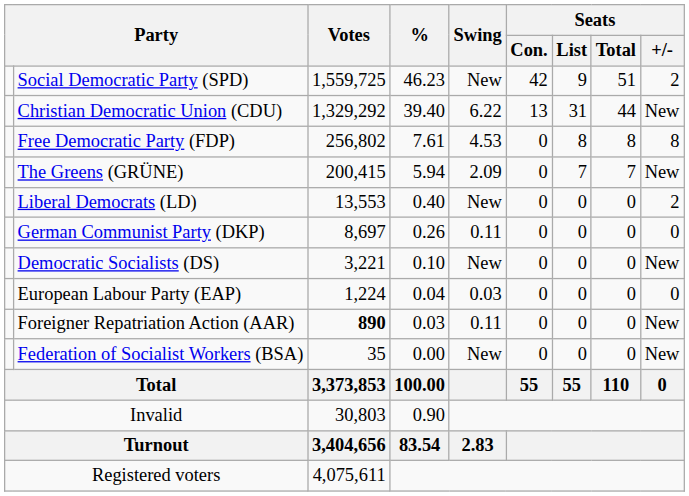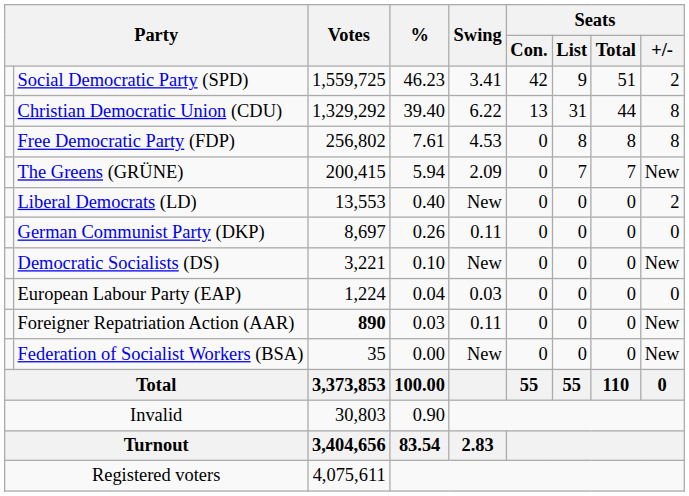(484, 80) New -> (486, 80) 3.41
(662, 111) New -> (675, 111) 8
